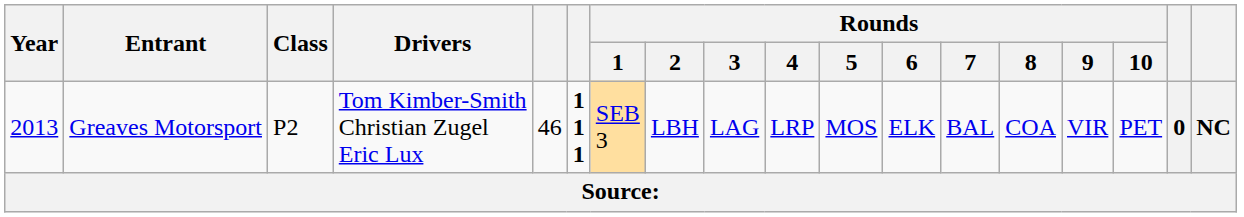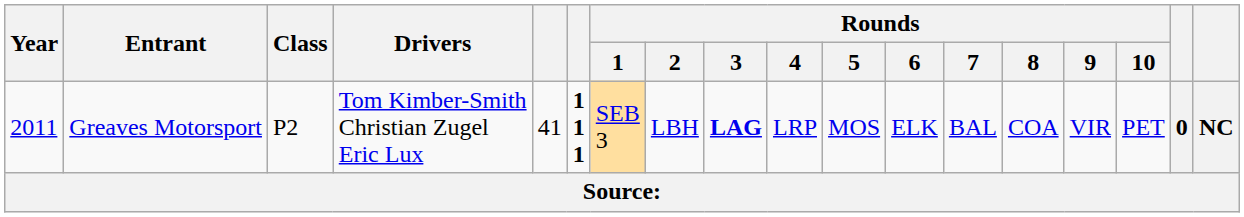(34, 126) 2013 -> (34, 126) 2011
(550, 126) 46 -> (550, 126) 41
(735, 126) normal -> (736, 126) bold
